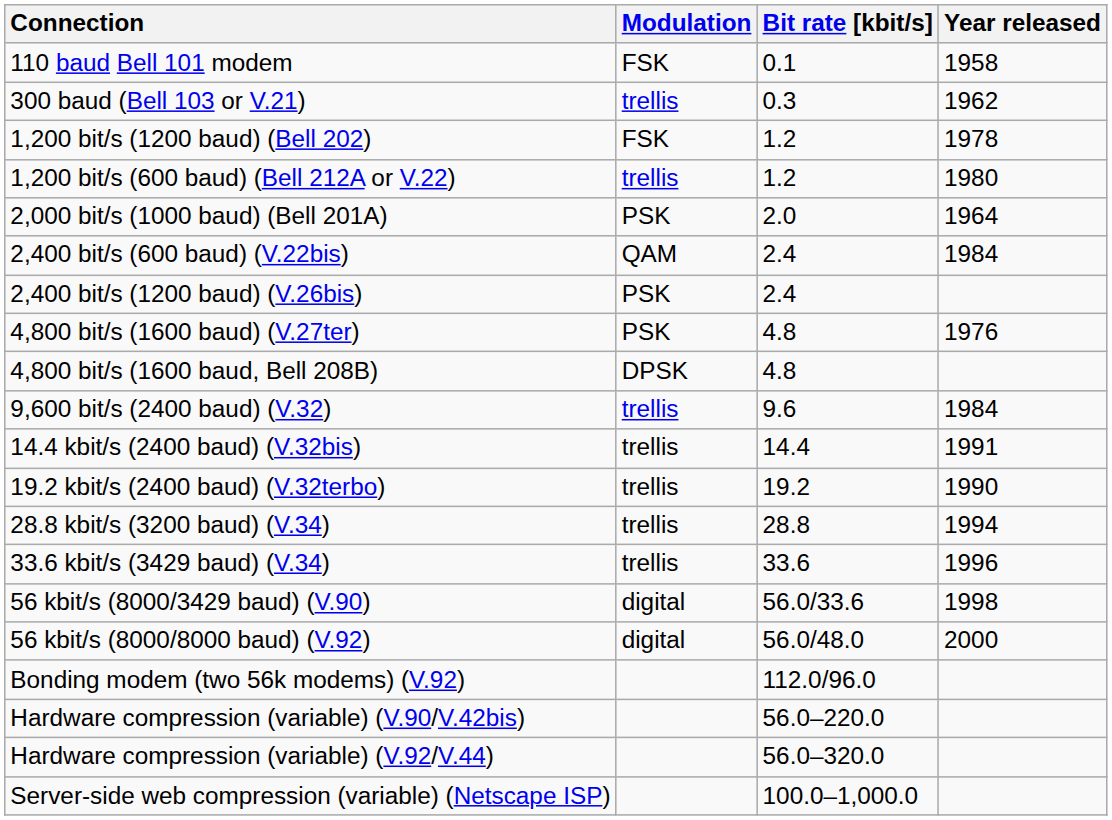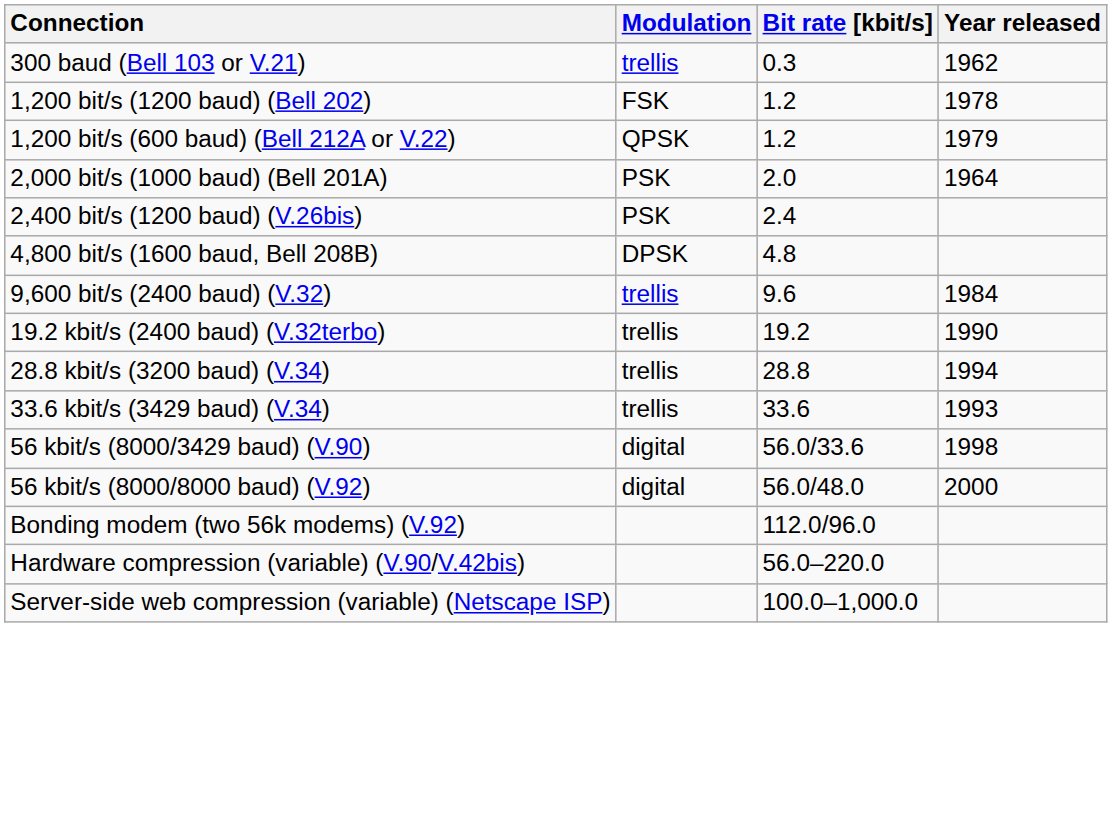- row: (151, 62)
(650, 178) trellis -> (655, 139) QPSK
(971, 178) 1980 -> (971, 139) 1979
- row: (180, 255)
- row: (185, 332)
- row: (186, 448)
(971, 563) 1996 -> (971, 409) 1993
- row: (252, 756)
